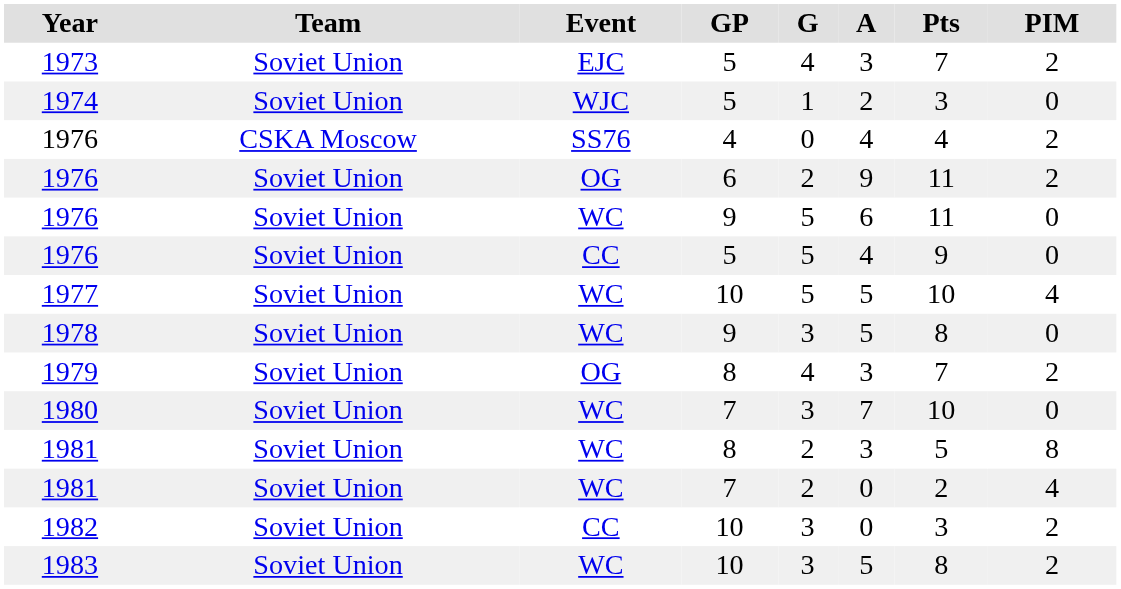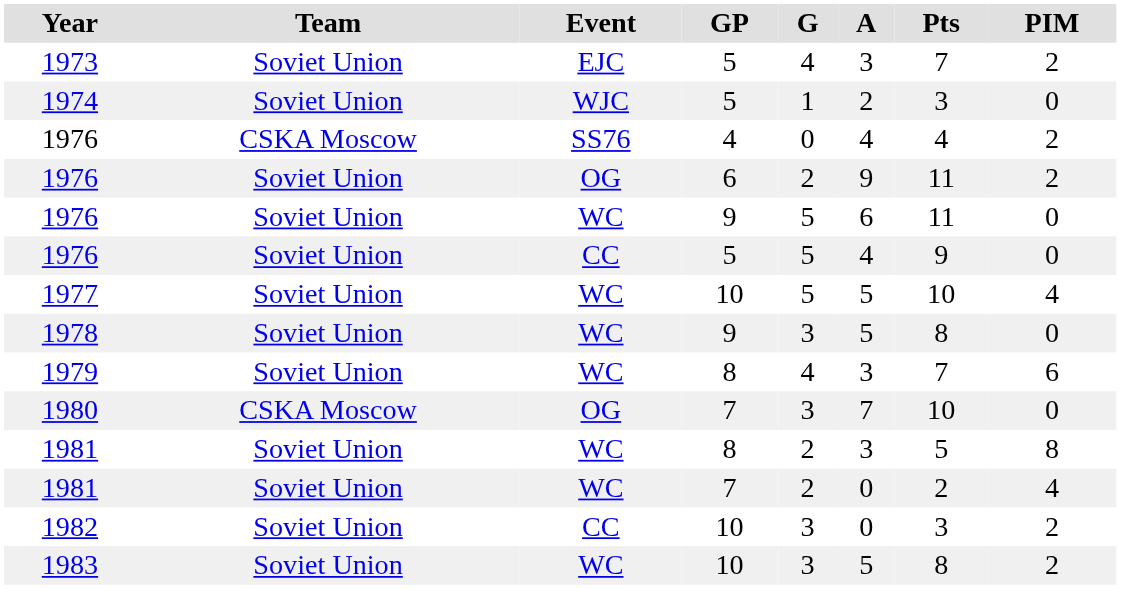(601, 371) OG -> (601, 371) WC
(1052, 371) 2 -> (1052, 371) 6
(328, 410) Soviet Union -> (328, 410) CSKA Moscow
(601, 410) WC -> (601, 410) OG
